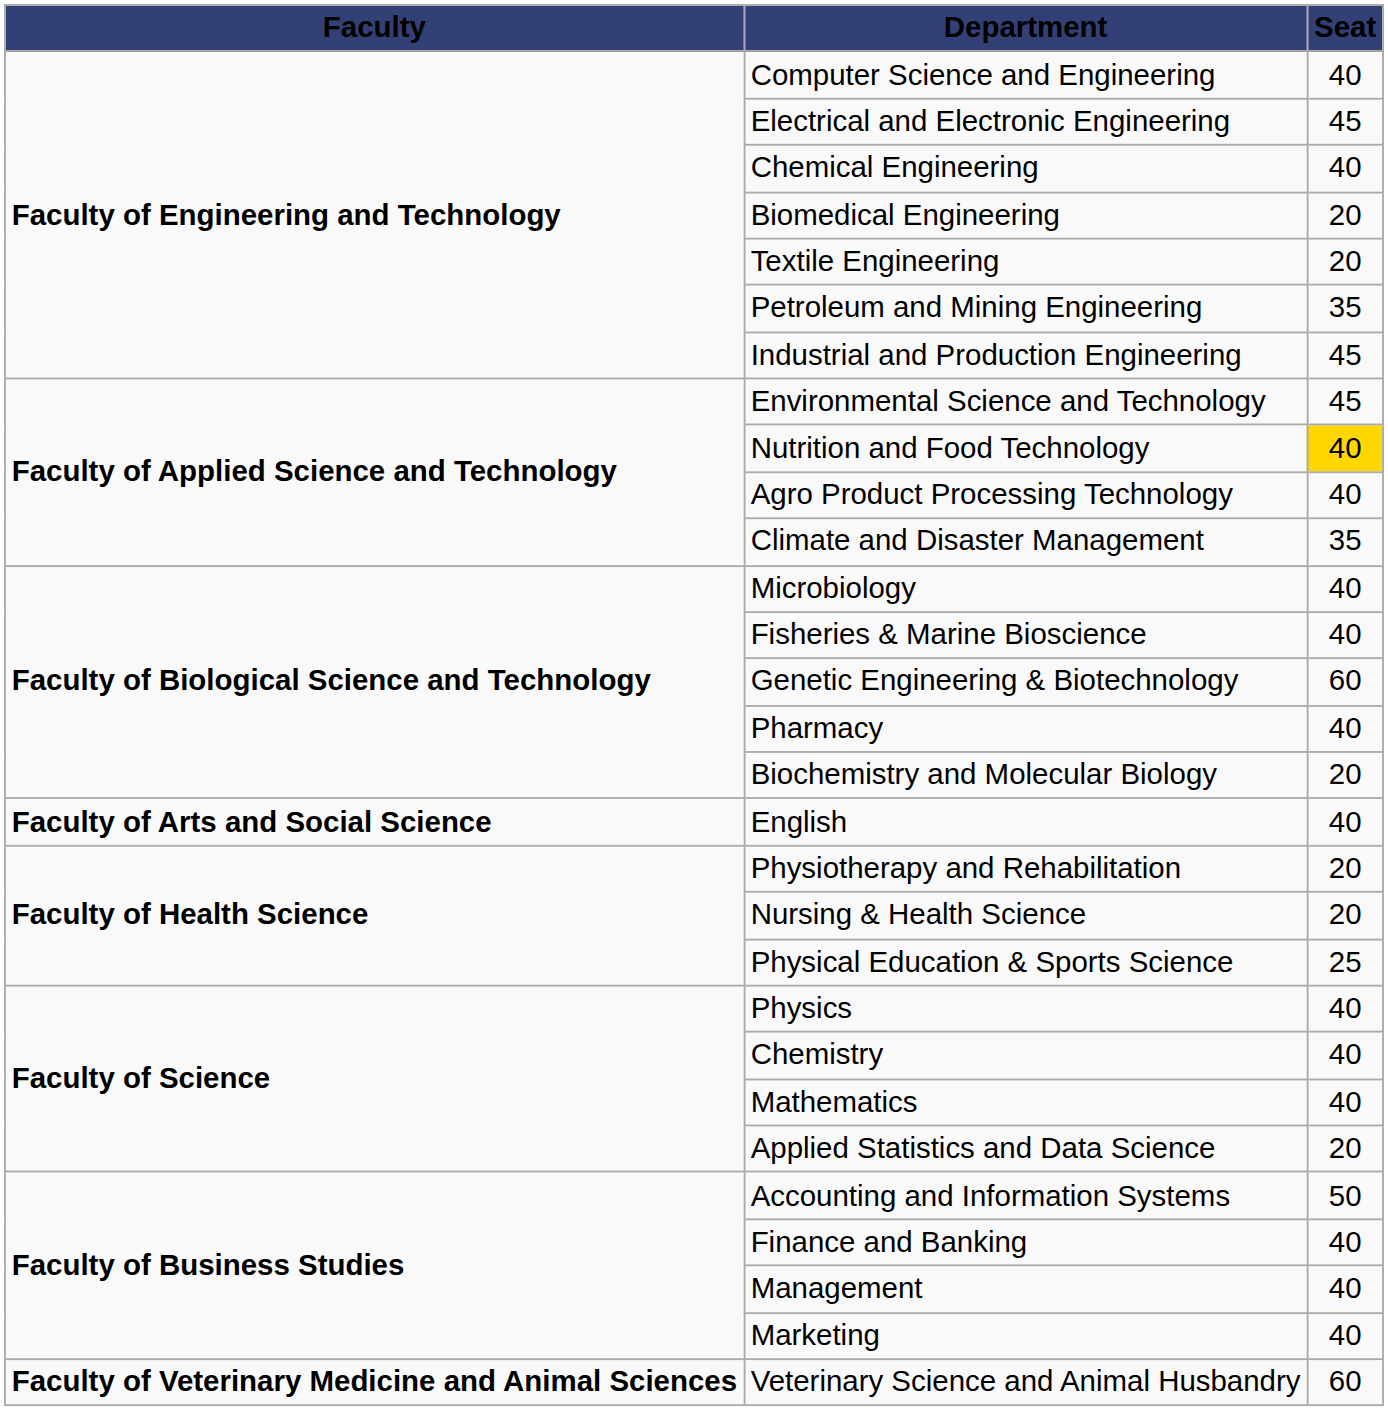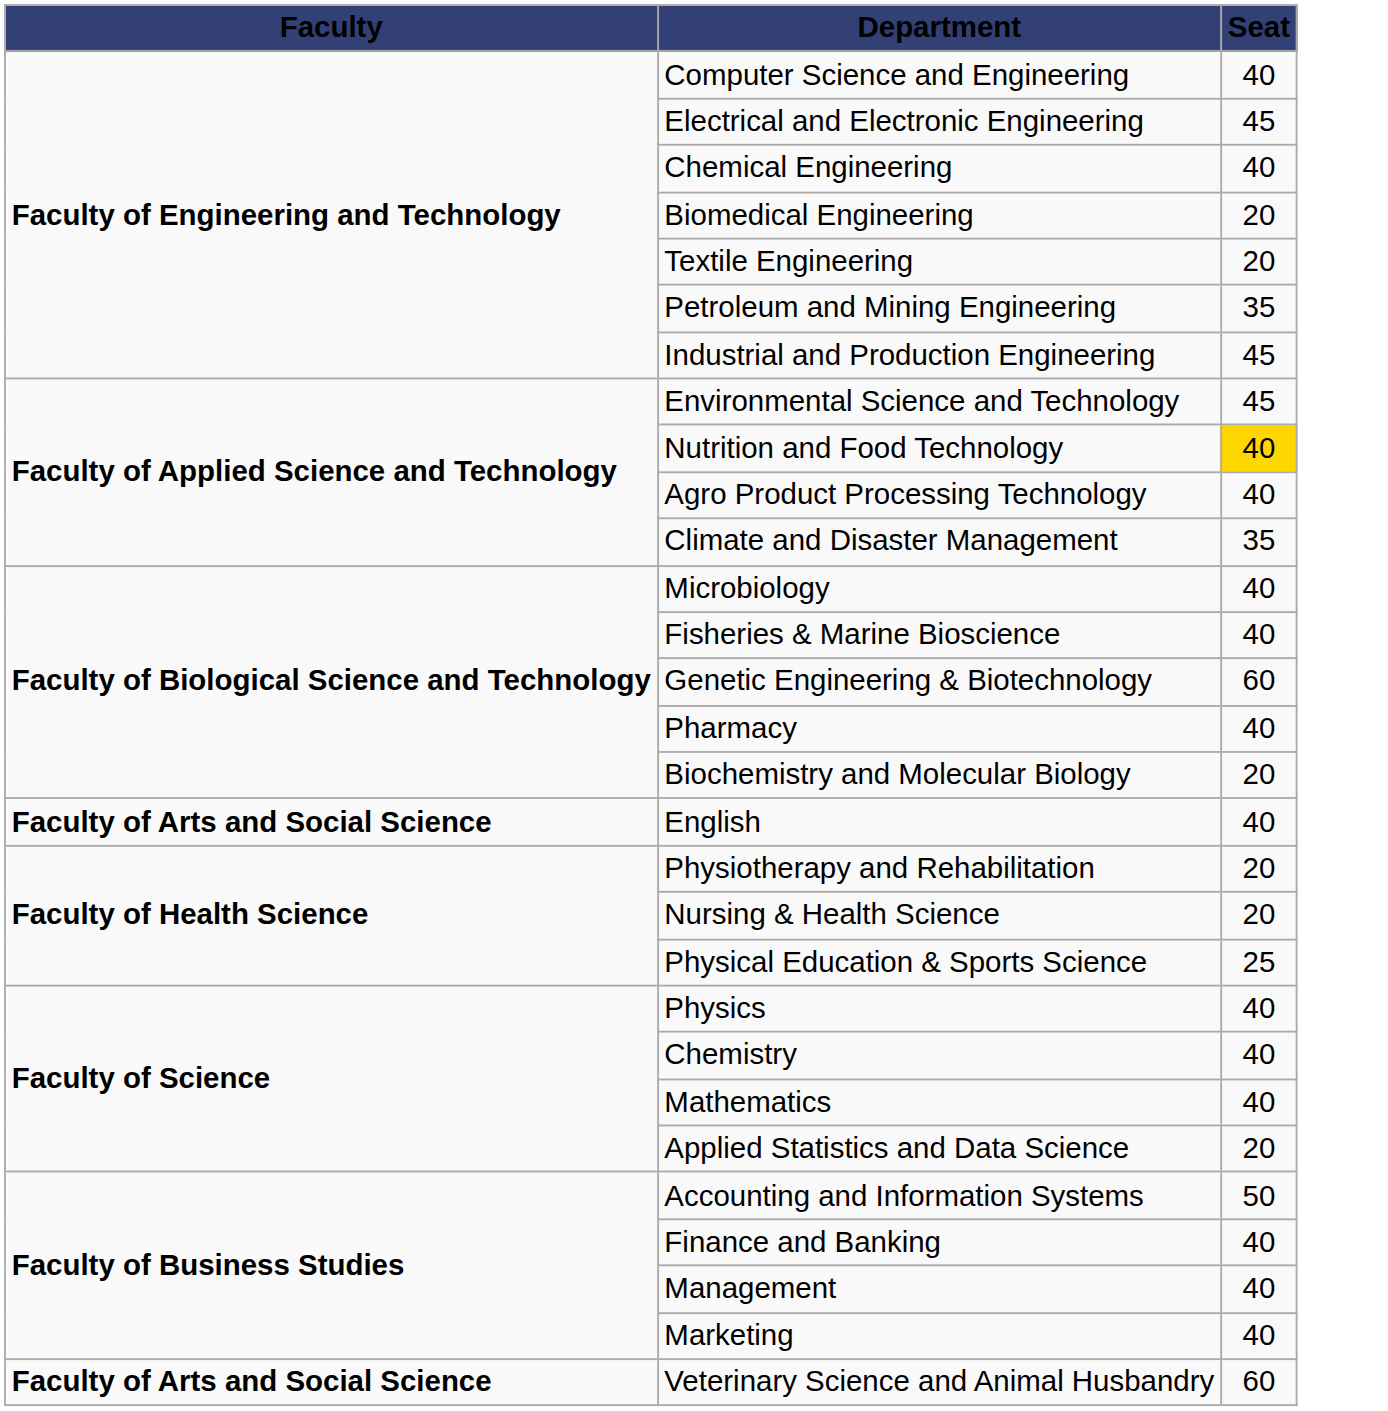(374, 1381) Faculty of Veterinary Medicine and Animal Sciences -> (252, 1381) Faculty of Arts and Social Science
